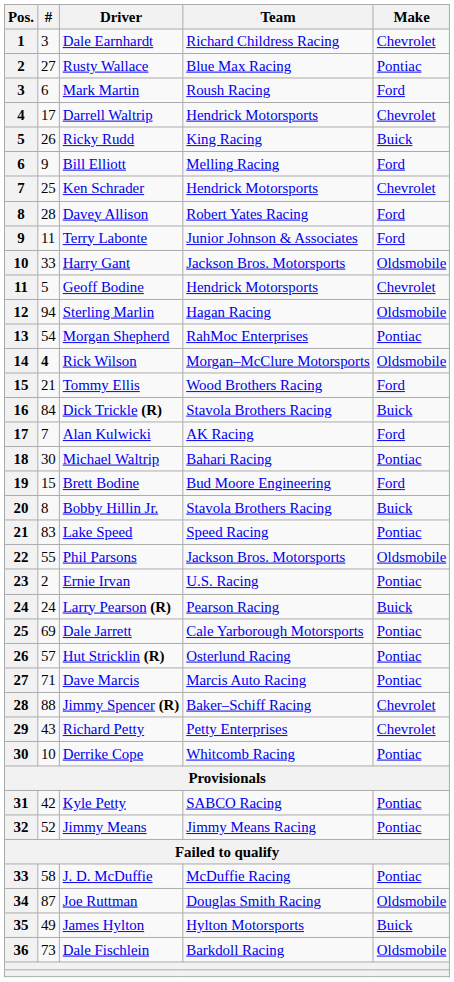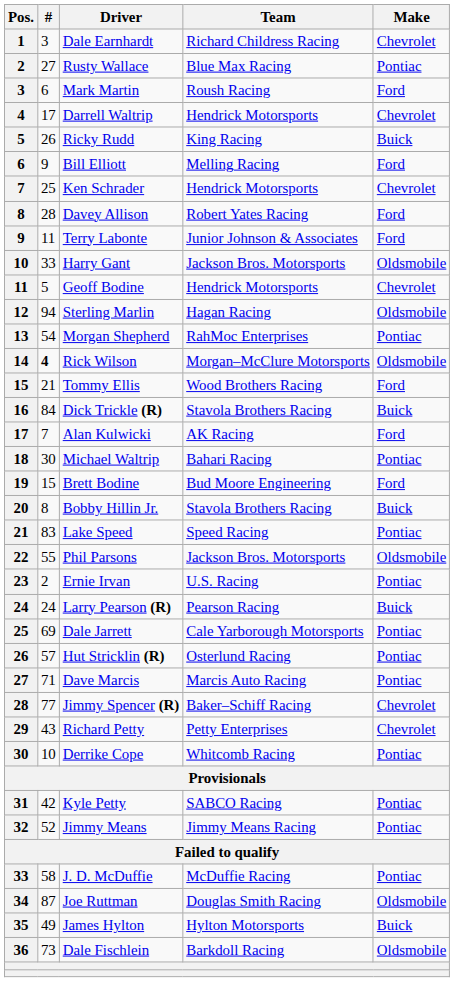(48, 704) 88 -> (48, 704) 77
